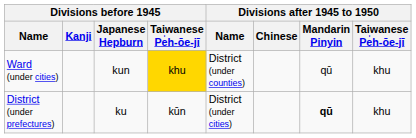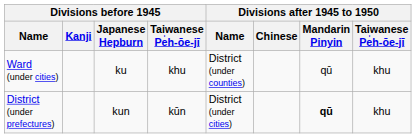(121, 71) kun -> (121, 71) ku
(177, 71) gold background -> (177, 71) no background
(121, 112) ku -> (121, 112) kun
